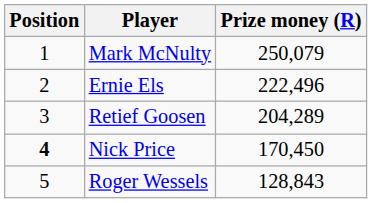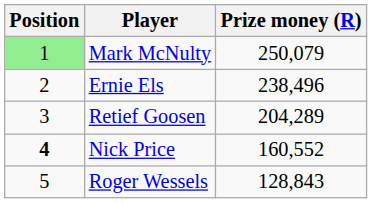(44, 52) no background -> (44, 52) lightgreen background
(291, 85) 222,496 -> (291, 85) 238,496
(291, 149) 170,450 -> (291, 149) 160,552
